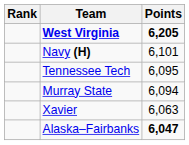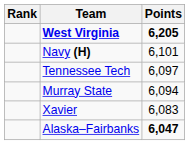(163, 71) 6,095 -> (163, 71) 6,097
(163, 110) 6,063 -> (163, 110) 6,083
